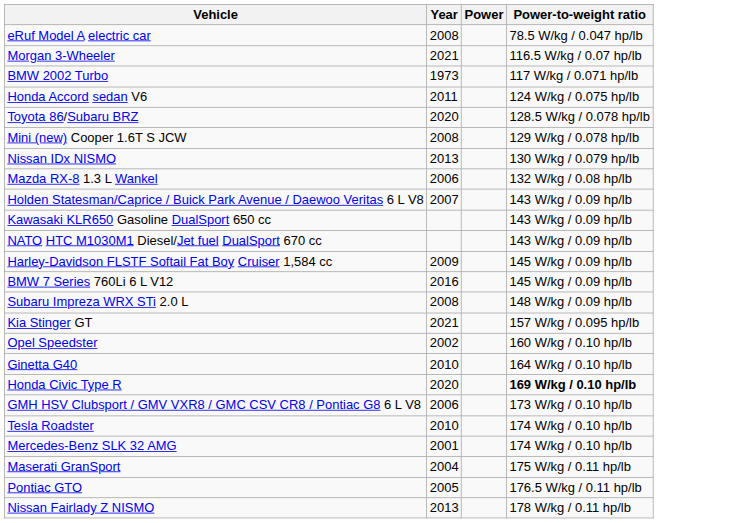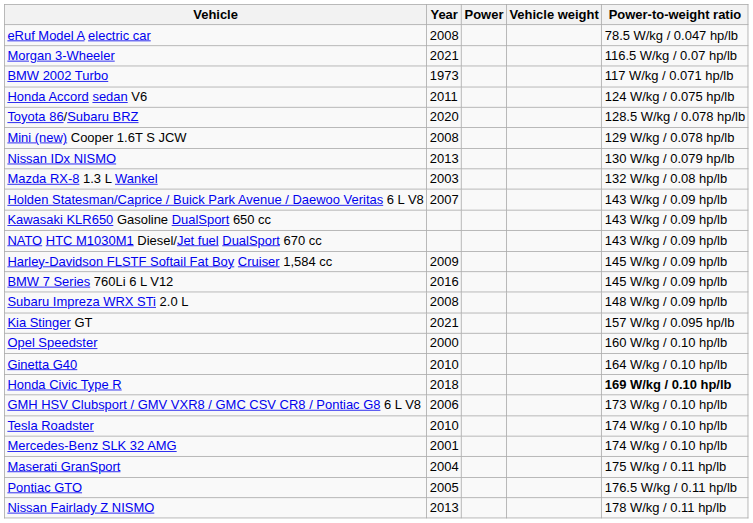+ column: (554, 14)
(444, 179) 2006 -> (444, 179) 2003
(444, 343) 2002 -> (444, 343) 2000
(444, 384) 2020 -> (444, 384) 2018
